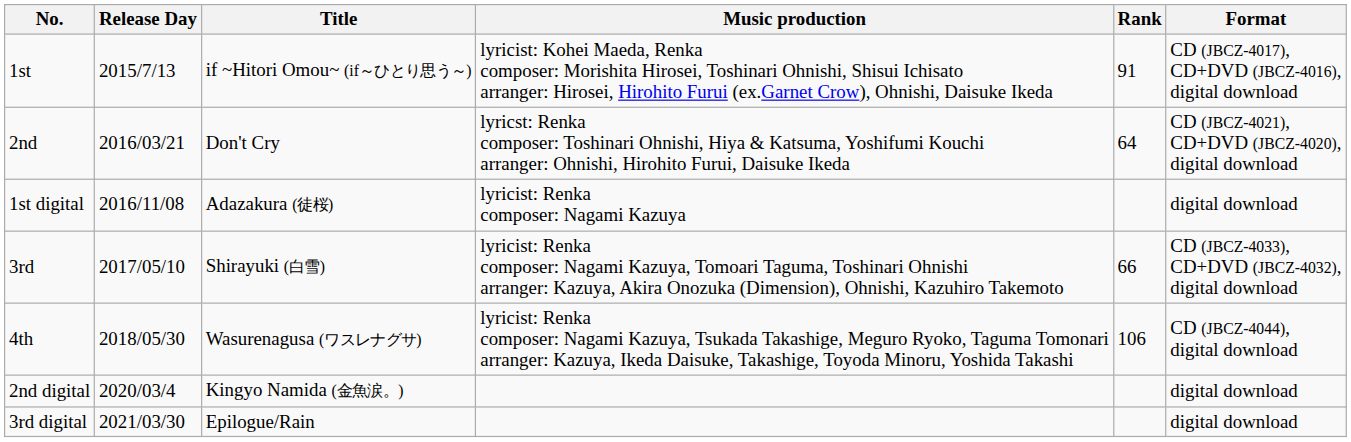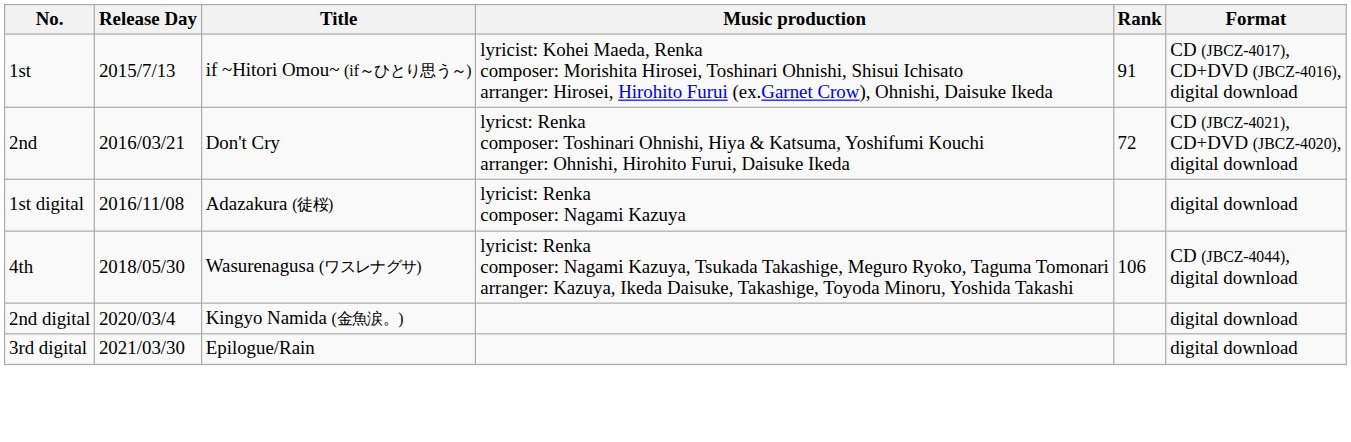(1127, 143) 64 -> (1127, 143) 72
- row: (22, 266)
